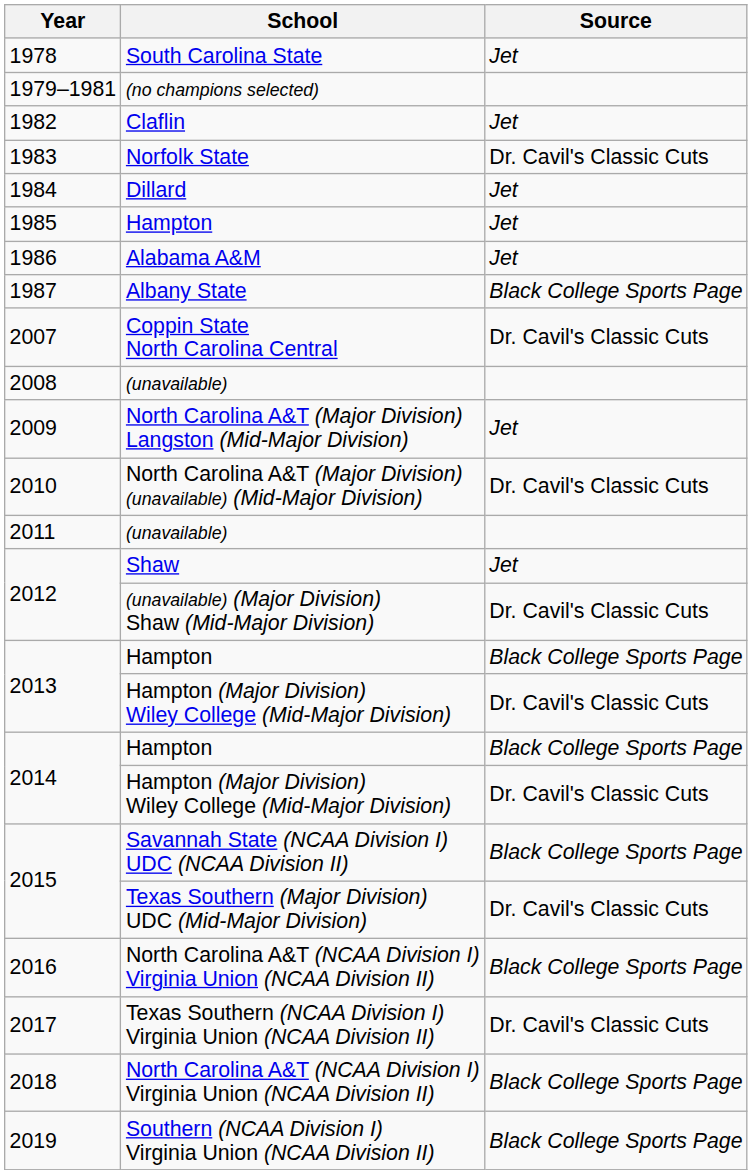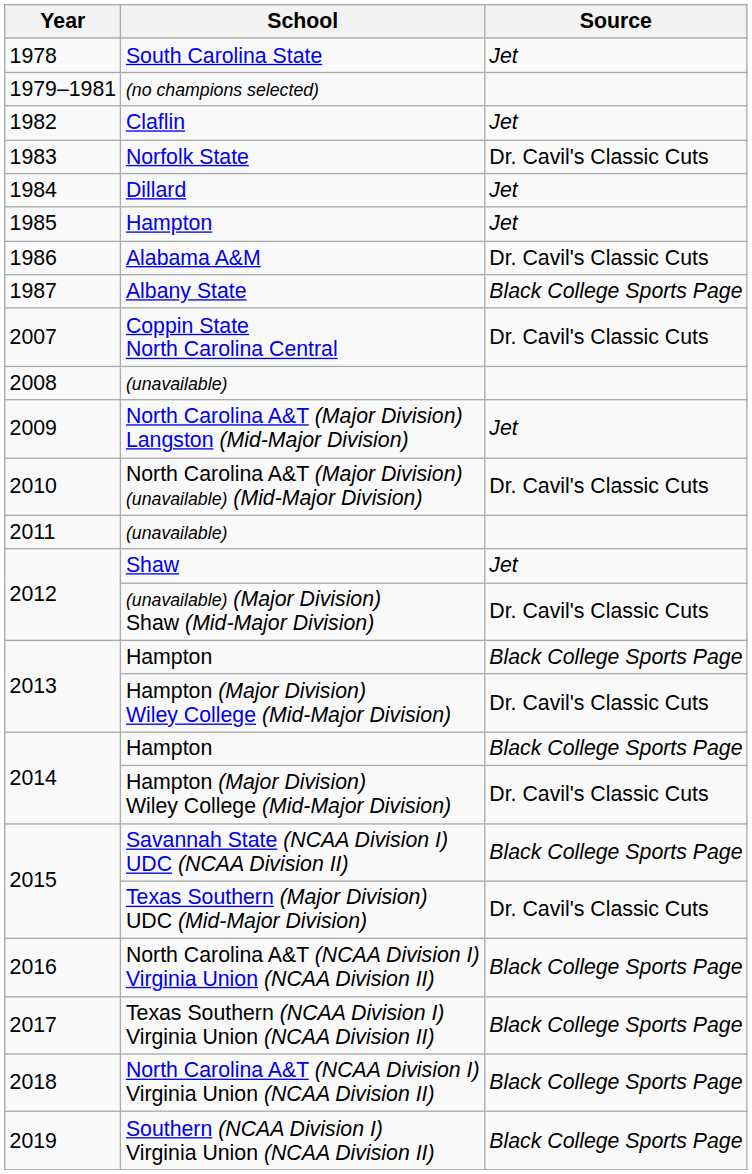(504, 257) Jet -> (599, 257) Dr. Cavil's Classic Cuts
(599, 1025) Dr. Cavil's Classic Cuts -> (616, 1025) Black College Sports Page
